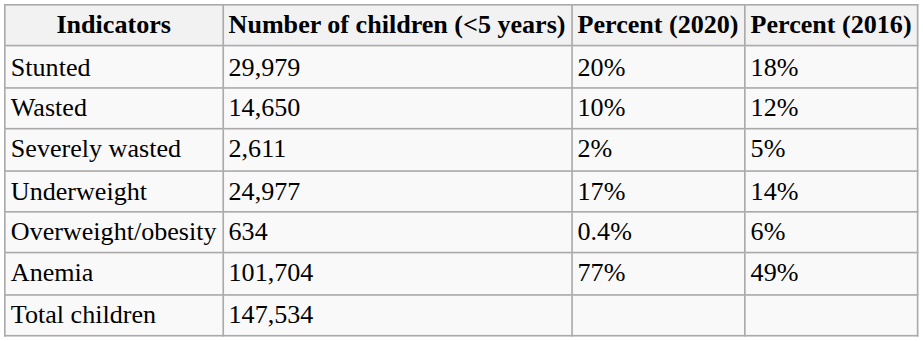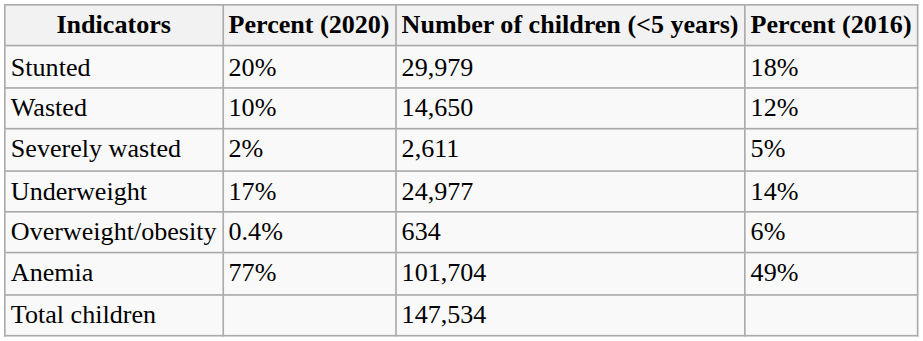columns swapped: (397, 25) <-> (658, 25)
